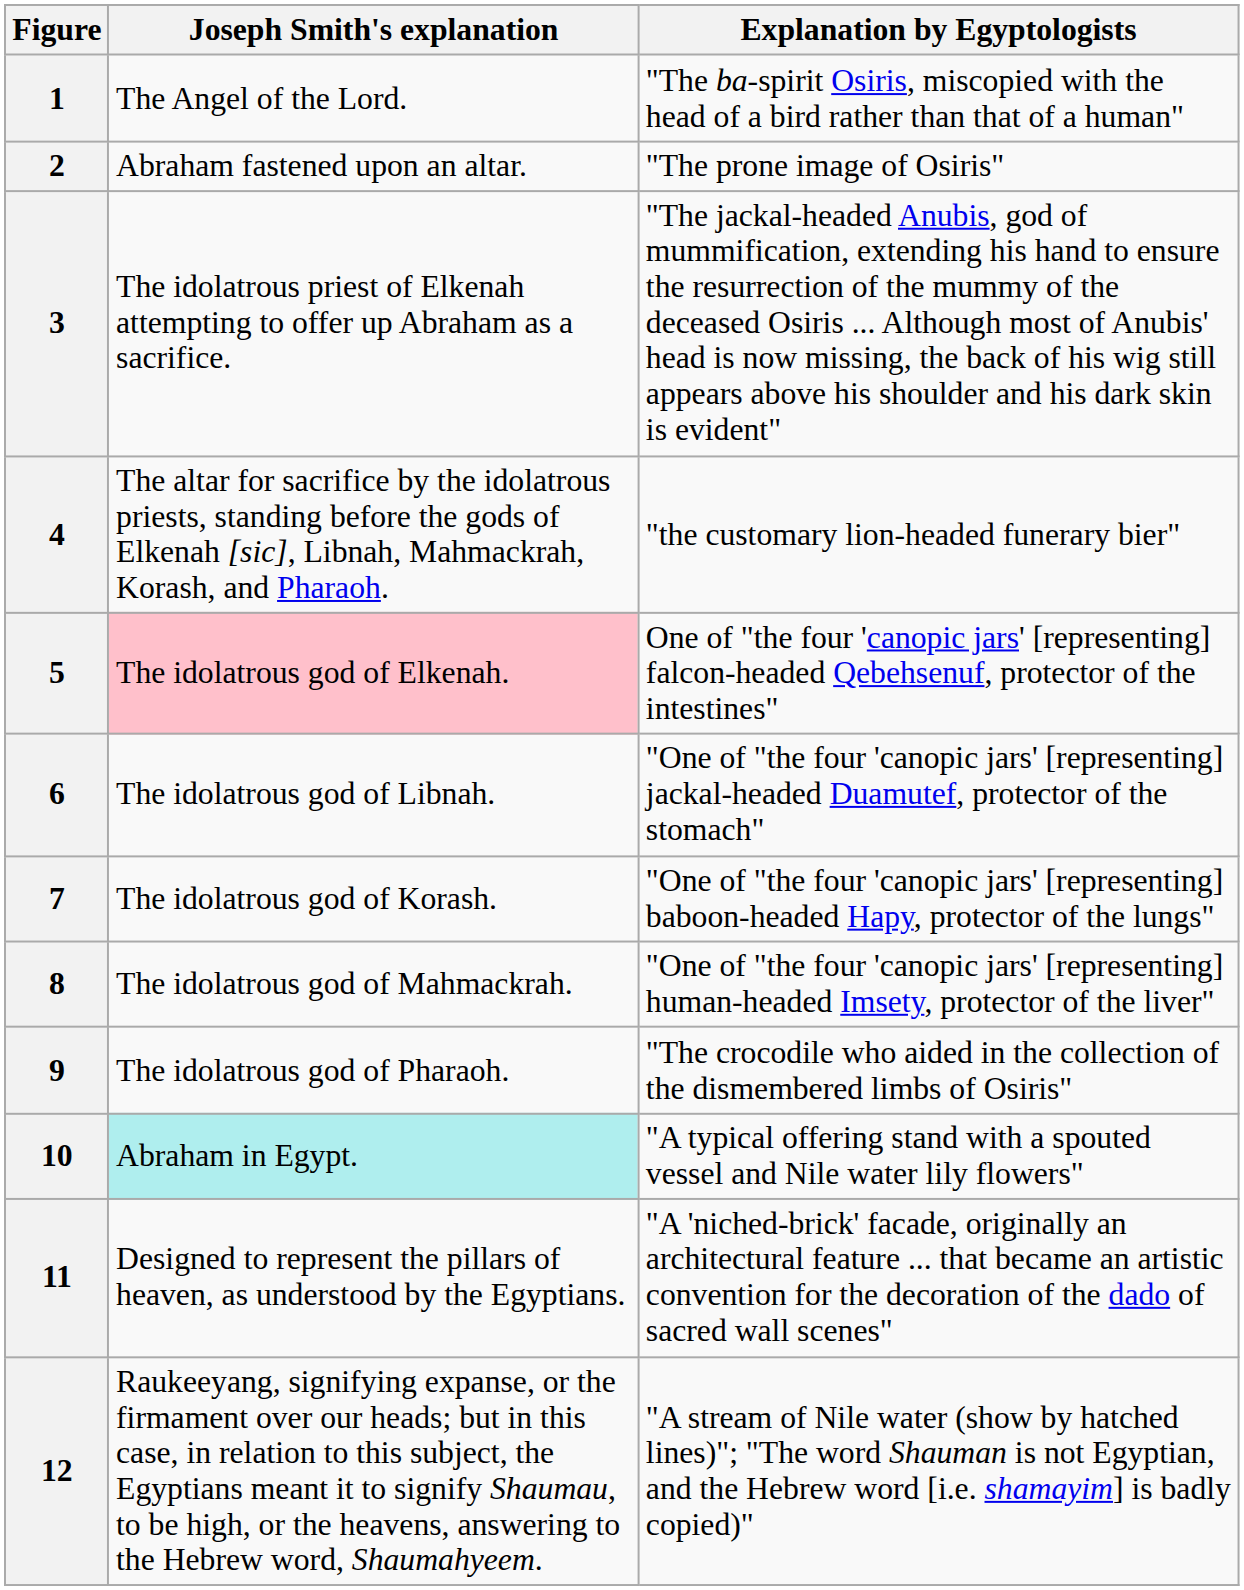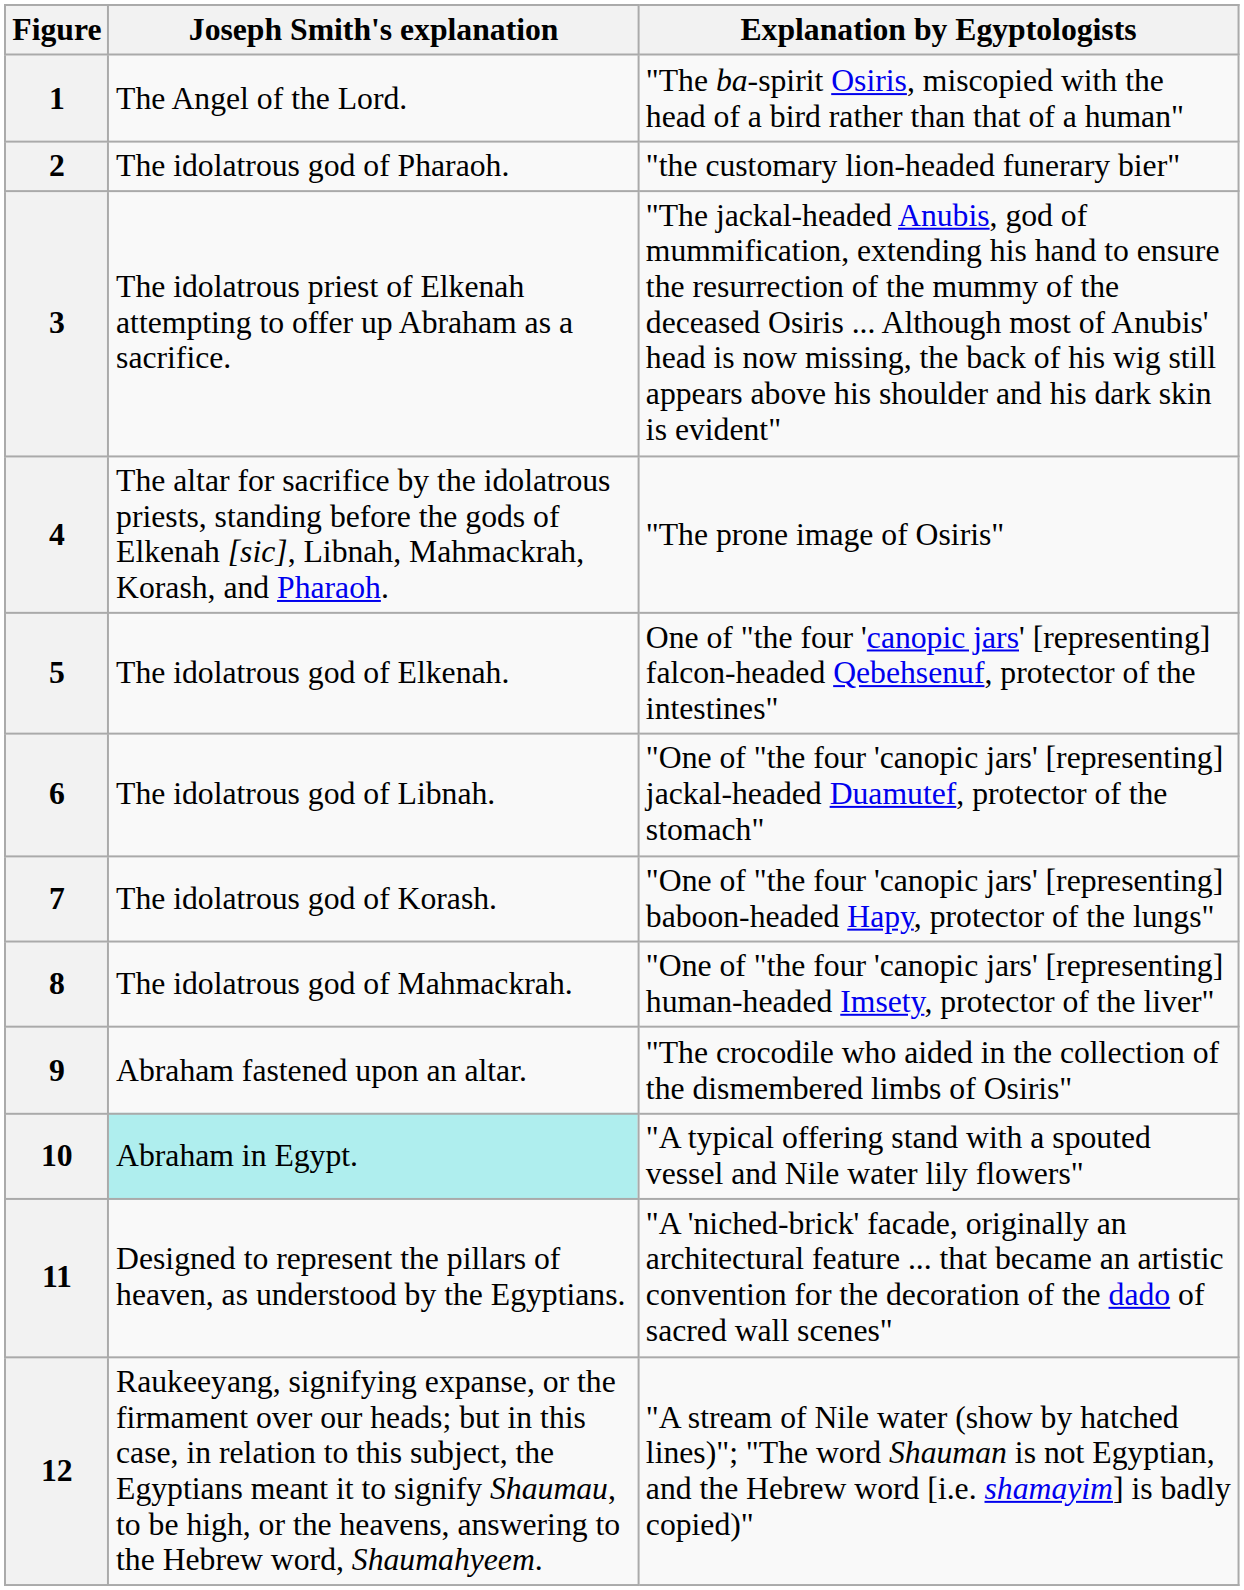(321, 165) Abraham fastened upon an altar. -> (313, 165) The idolatrous god of Pharaoh.
(825, 165) "The prone image of Osiris" -> (913, 165) "the customary lion-headed funerary bier"
(913, 533) "the customary lion-headed funerary bier" -> (825, 533) "The prone image of Osiris"
(313, 672) pink background -> (313, 672) no background
(313, 1069) The idolatrous god of Pharaoh. -> (321, 1069) Abraham fastened upon an altar.
